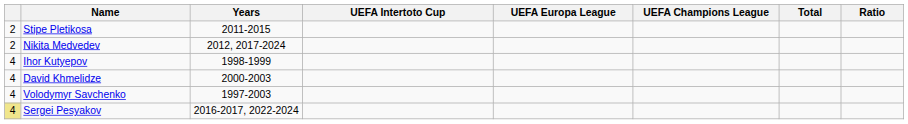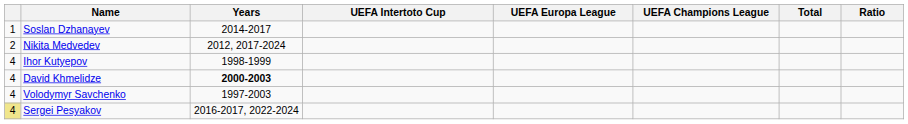+ row: (67, 29)
- row: (58, 29)
(246, 78) normal -> (246, 78) bold
